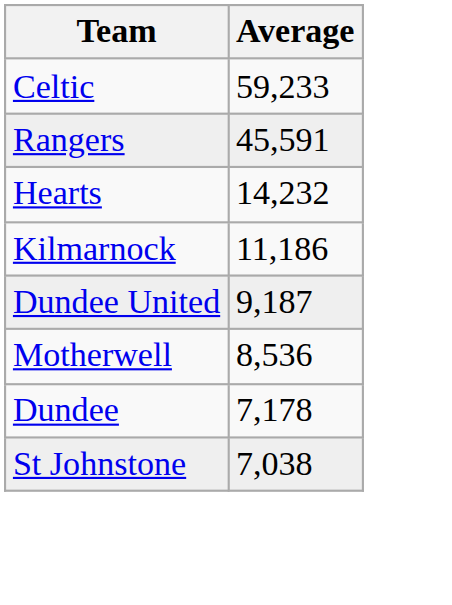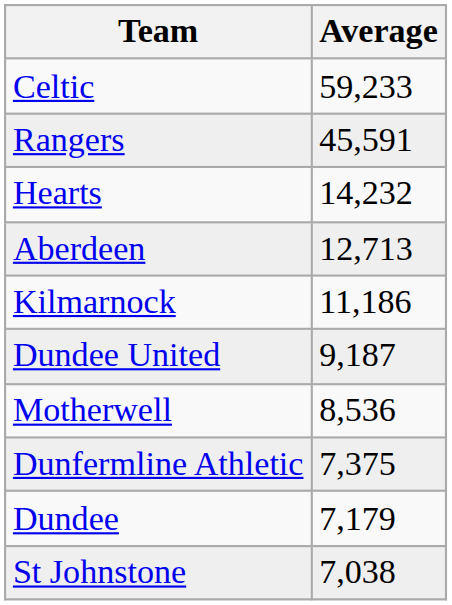+ row: (79, 247)
+ row: (158, 463)
(274, 409) 7,178 -> (358, 517) 7,179
